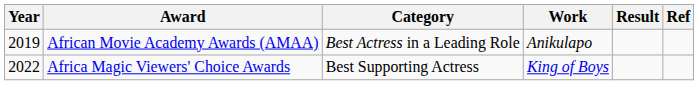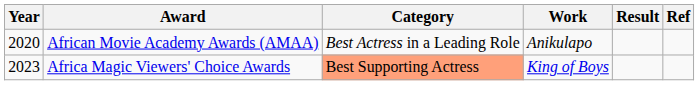(24, 42) 2019 -> (24, 42) 2020
(24, 67) 2022 -> (24, 67) 2023
(402, 67) no background -> (402, 67) lightsalmon background
